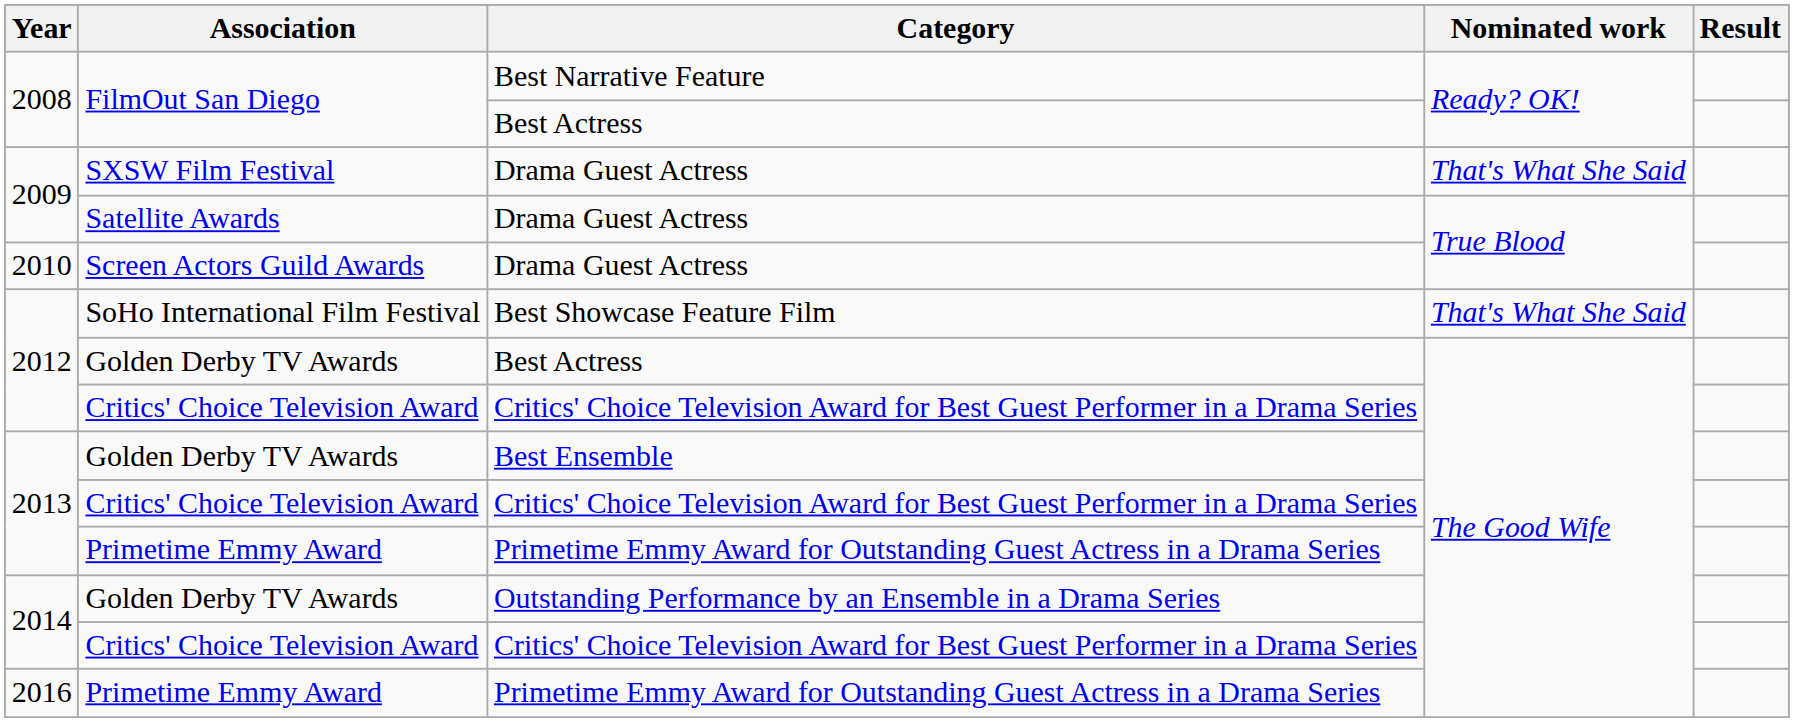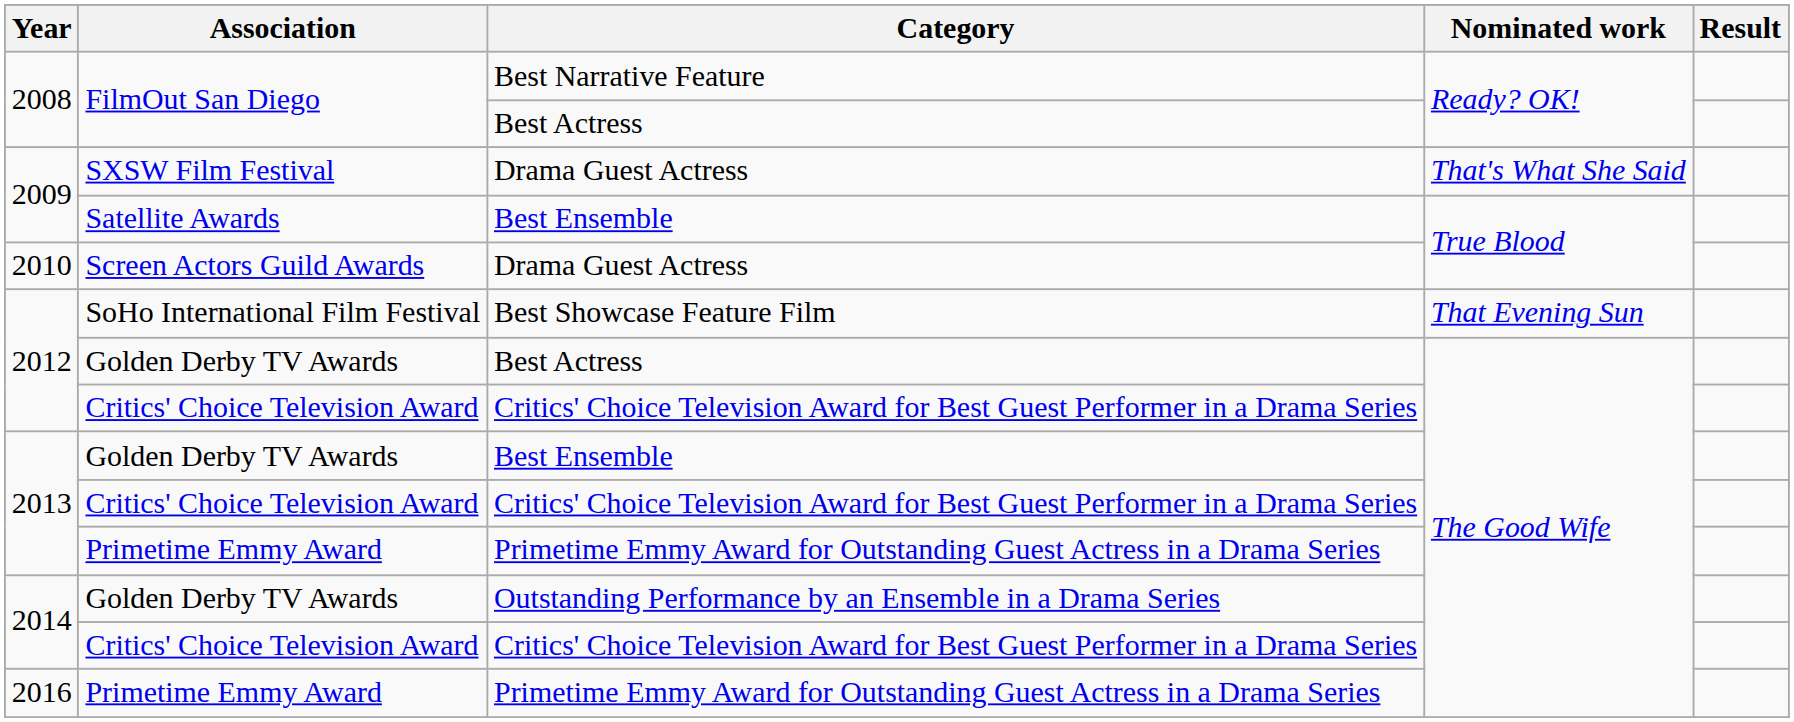(621, 218) Drama Guest Actress -> (583, 218) Best Ensemble
(1558, 312) That's What She Said -> (1537, 312) That Evening Sun
